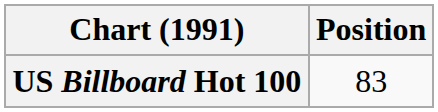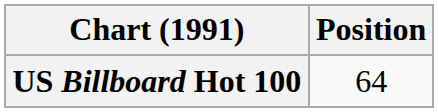(371, 80) 83 -> (371, 80) 64
